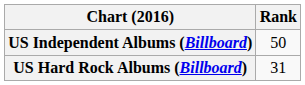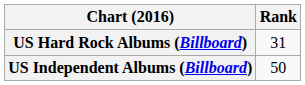rows swapped: (130, 67) <-> (130, 42)
